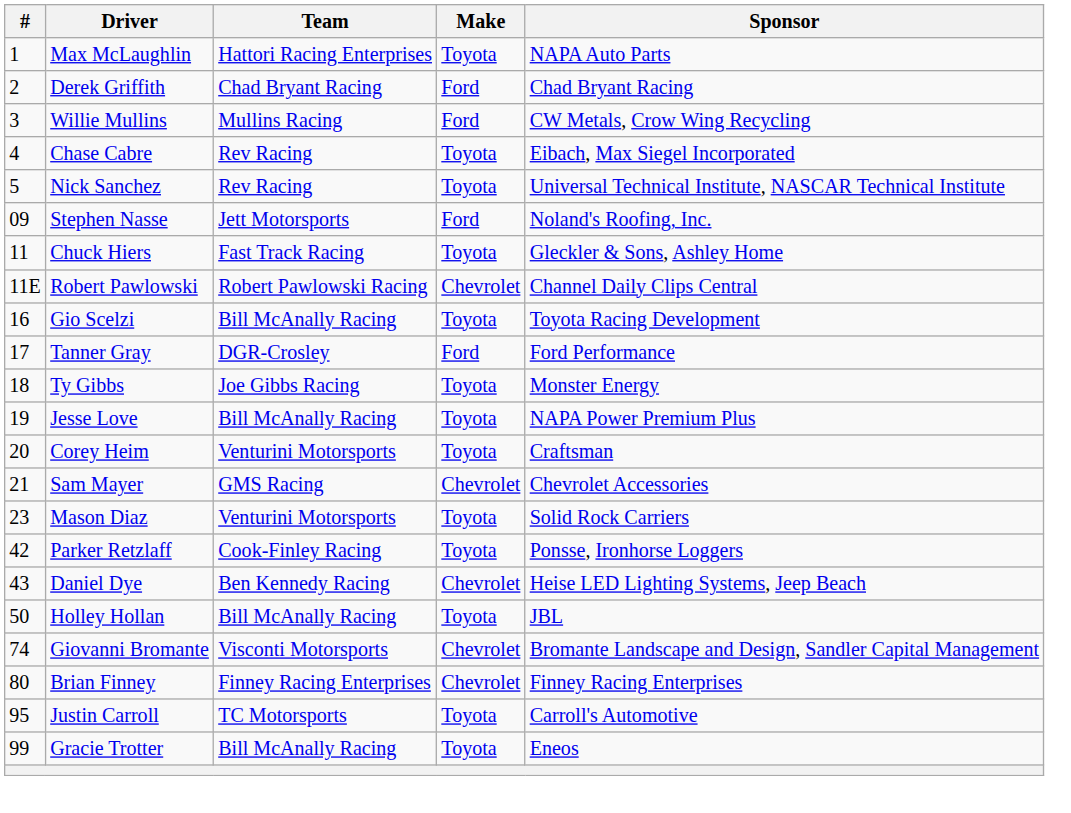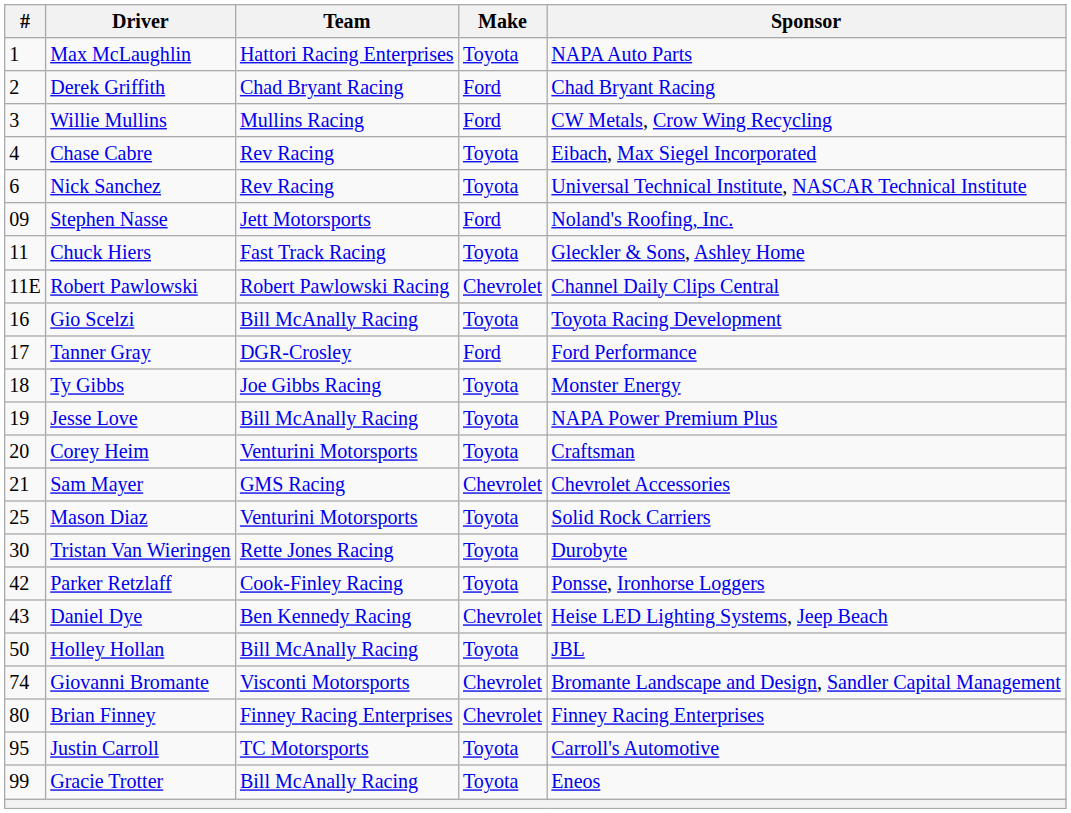(14, 186) 5 -> (14, 186) 6
(19, 517) 23 -> (19, 517) 25
+ row: (140, 550)
